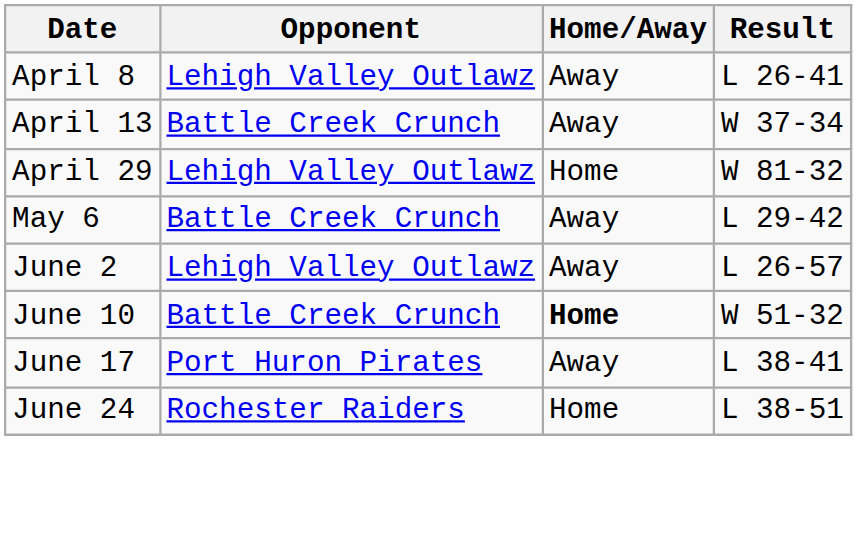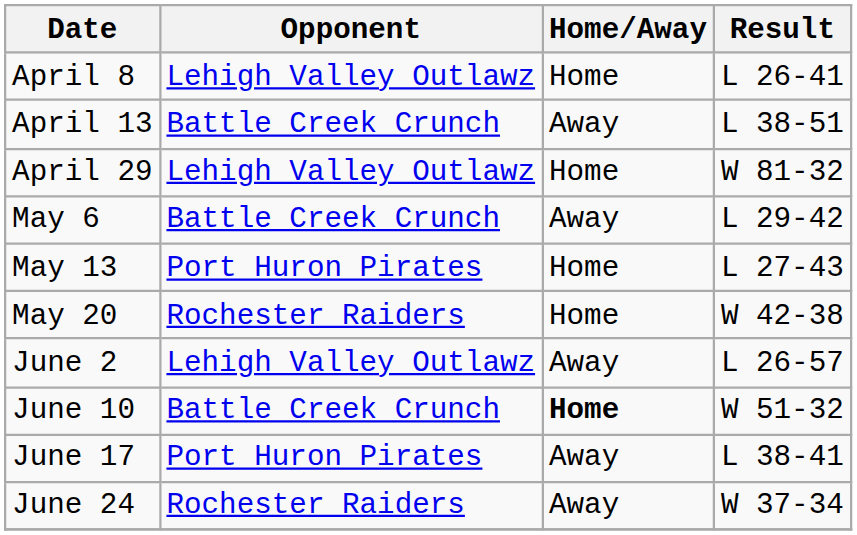(584, 77) Away -> (584, 77) Home
(782, 124) W 37-34 -> (782, 124) L 38-51
+ row: (65, 267)
+ row: (65, 315)
(584, 410) Home -> (584, 506) Away
(782, 410) L 38-51 -> (782, 506) W 37-34
